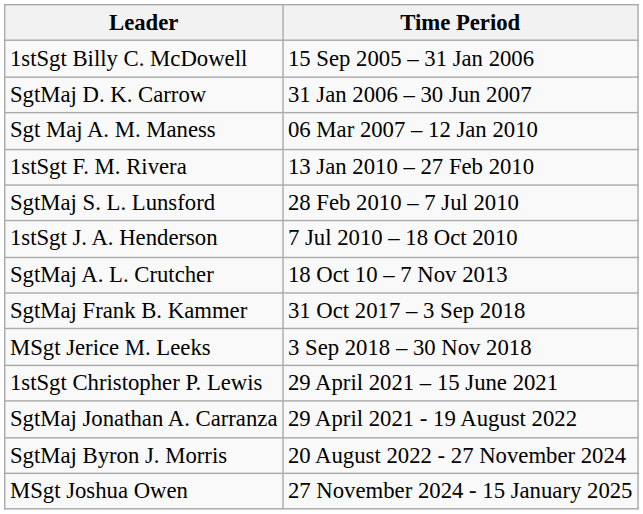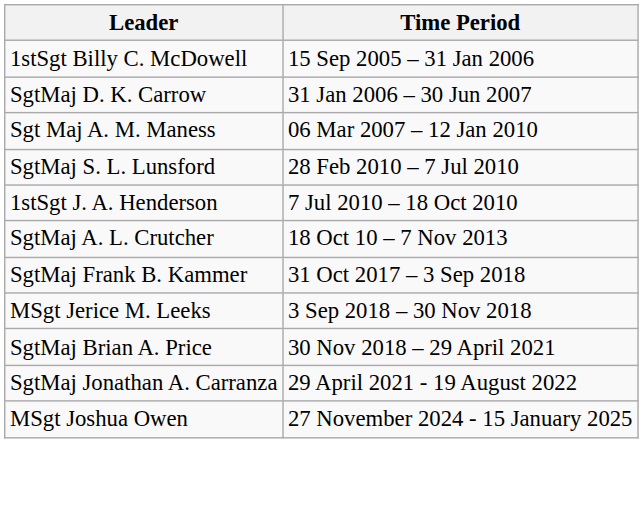- row: (98, 166)
+ row: (111, 346)
- row: (136, 382)
- row: (119, 454)
